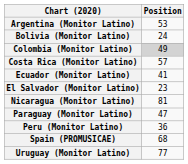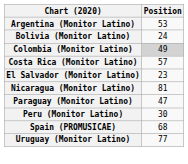- row: (73, 75)
(163, 127) 36 -> (163, 114) 30
